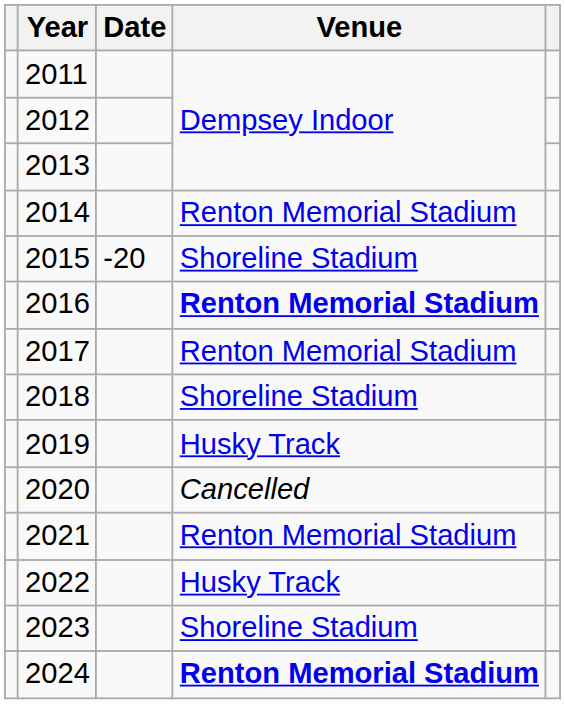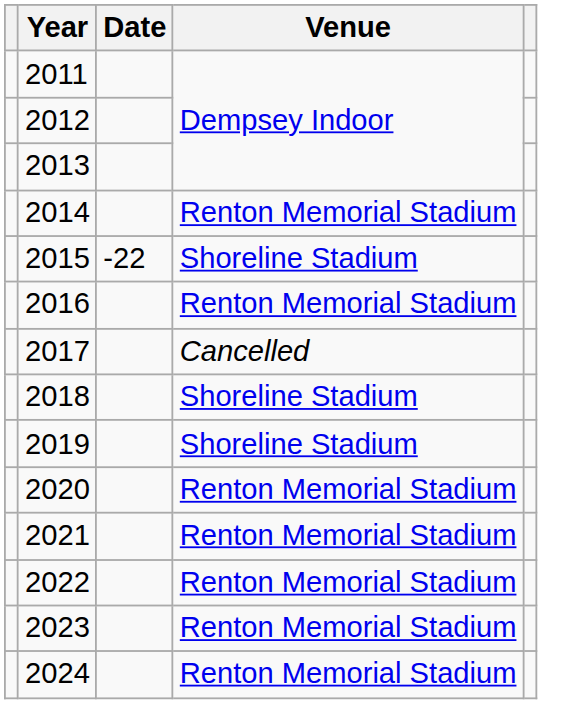(124, 258) -20 -> (124, 258) -22
(359, 304) bold -> (348, 304) normal
(348, 350) Renton Memorial Stadium -> (245, 350) Cancelled
(260, 443) Husky Track -> (299, 443) Shoreline Stadium
(245, 489) Cancelled -> (348, 489) Renton Memorial Stadium
(260, 581) Husky Track -> (348, 581) Renton Memorial Stadium
(299, 627) Shoreline Stadium -> (348, 627) Renton Memorial Stadium
(359, 674) bold -> (348, 674) normal
